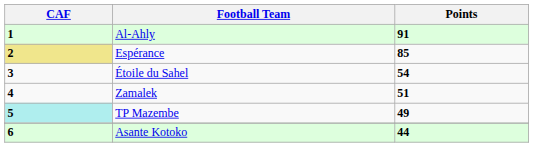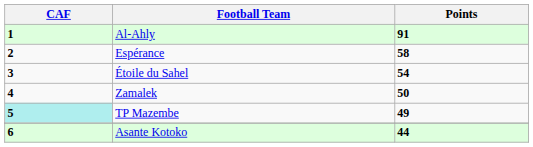(10, 53) khaki background -> (10, 53) no background
(403, 53) 85 -> (403, 53) 58
(403, 93) 51 -> (403, 93) 50
